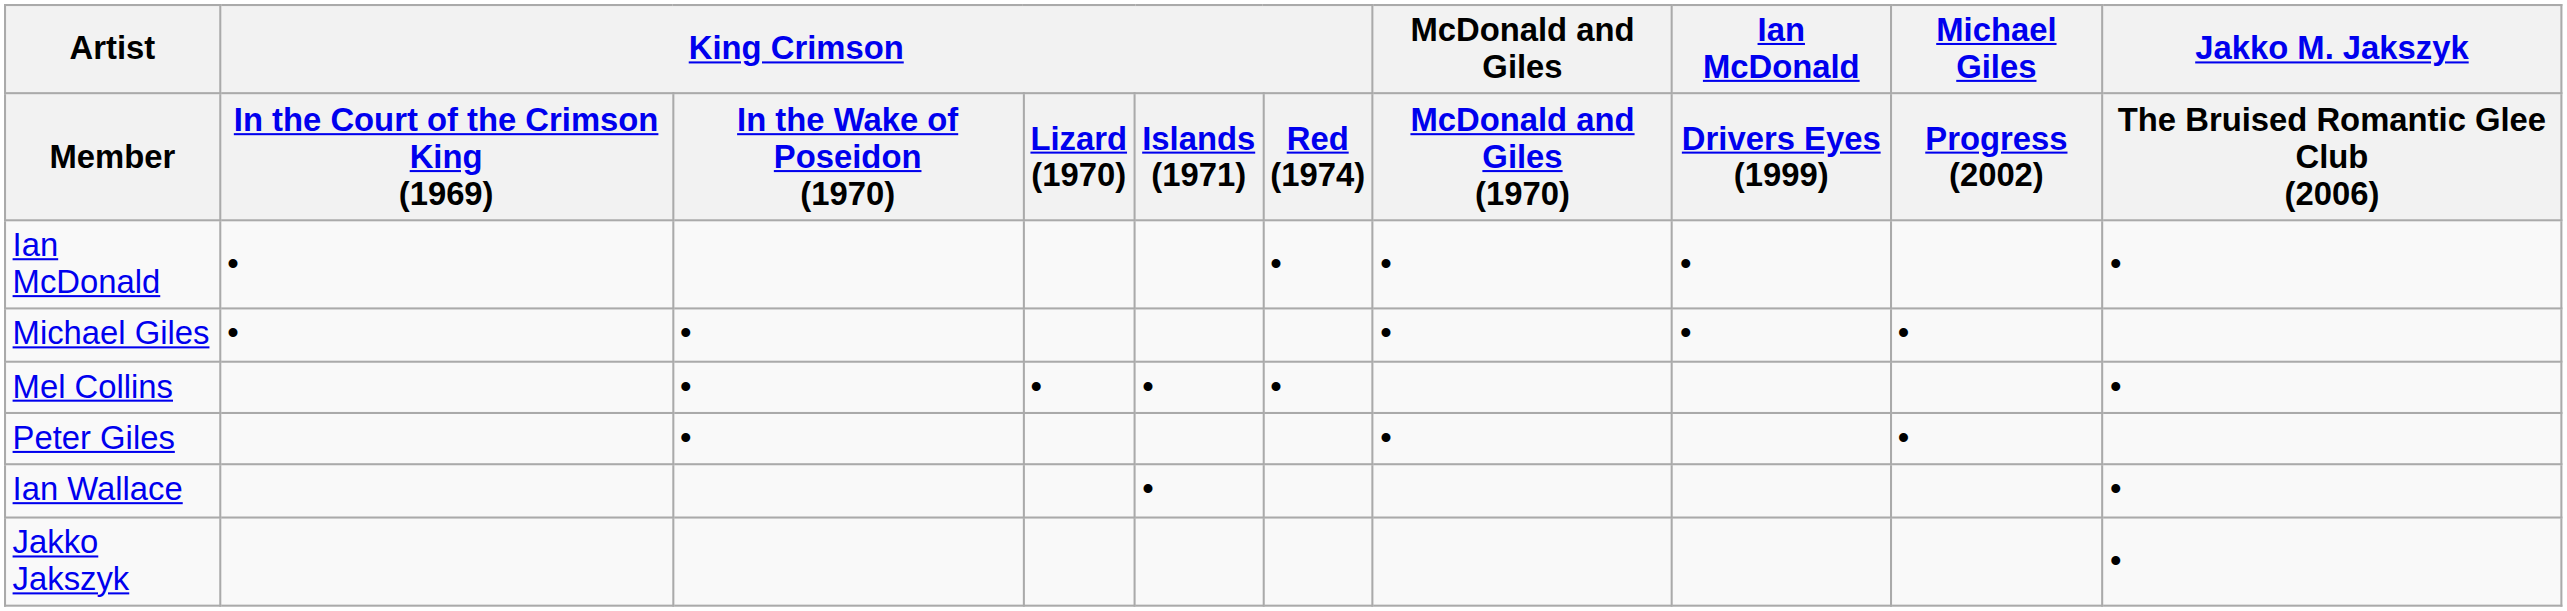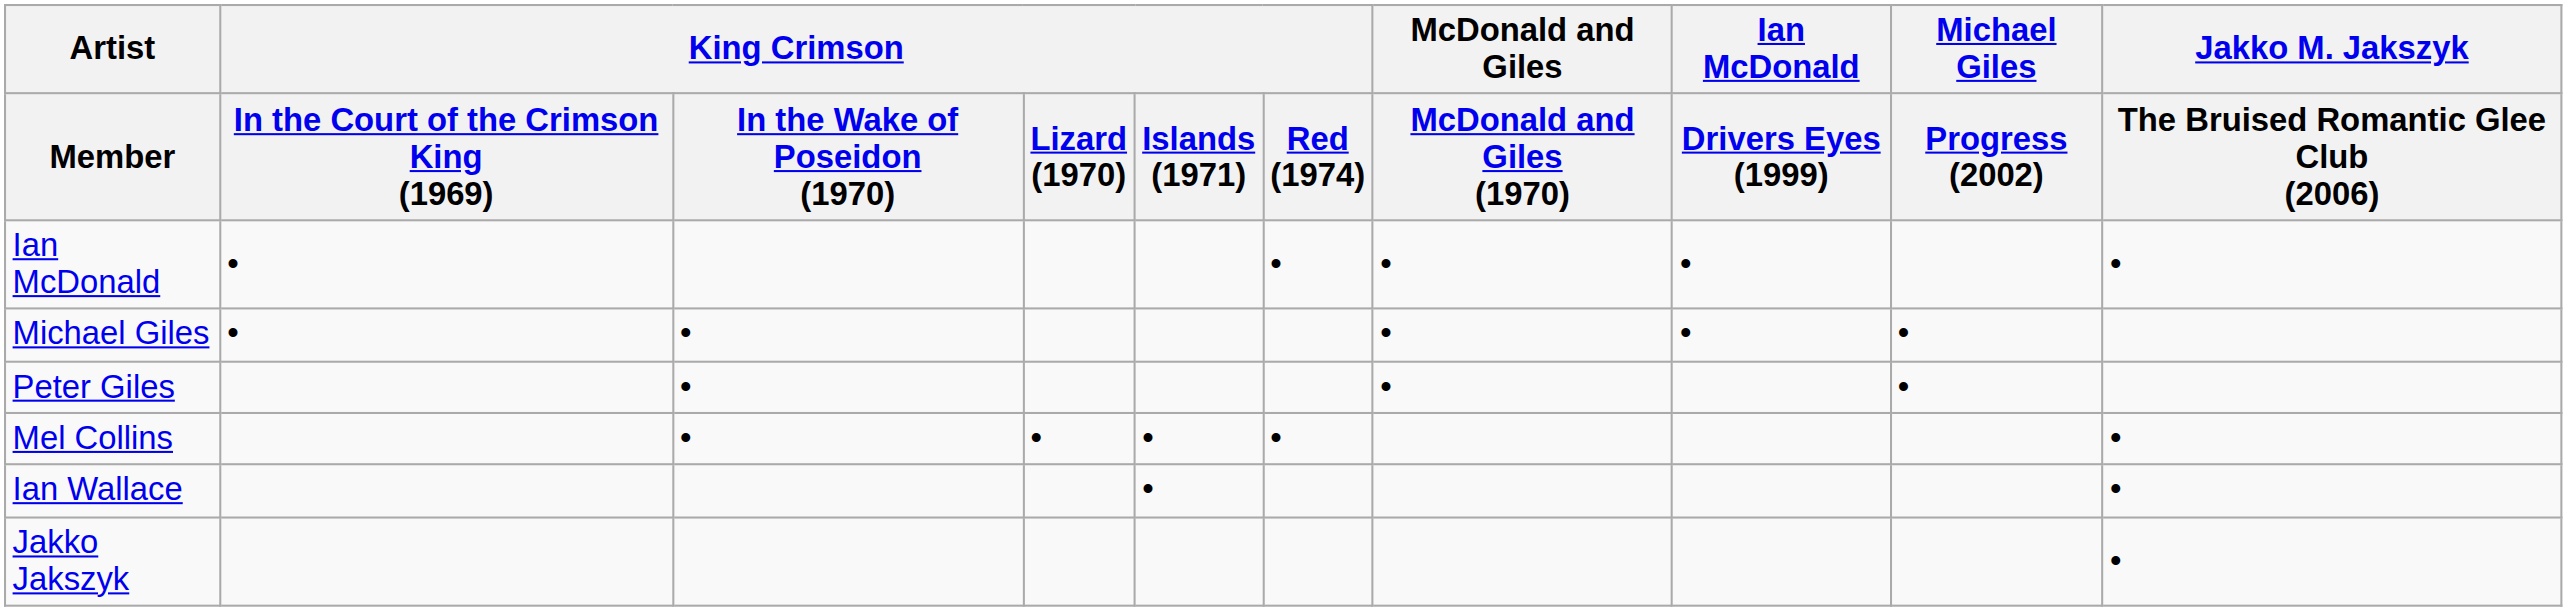rows swapped: (94, 438) <-> (93, 386)
